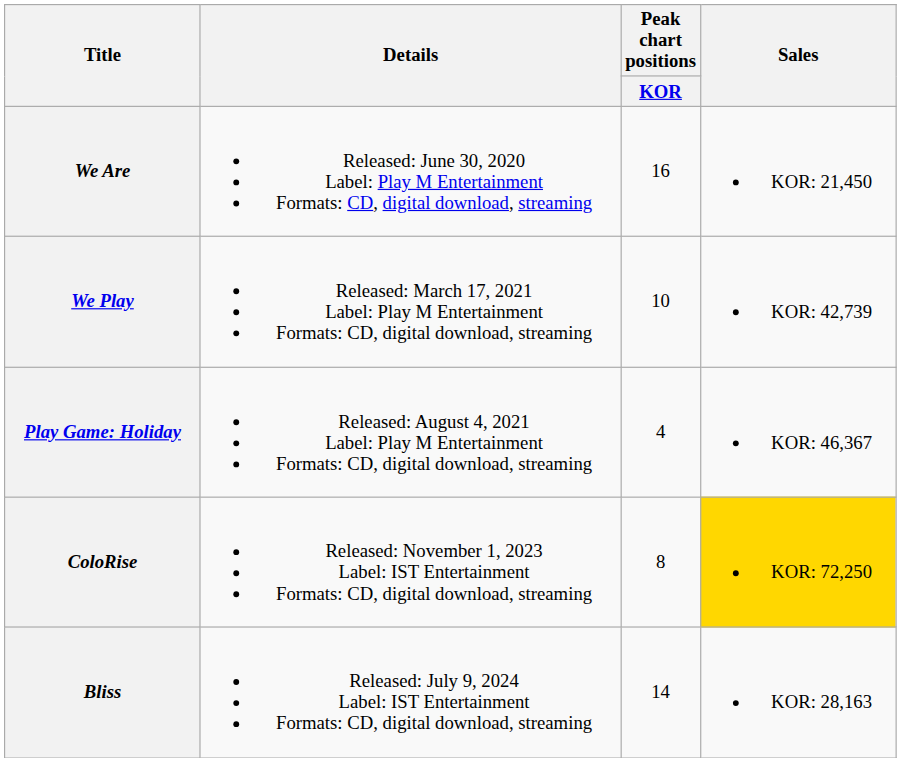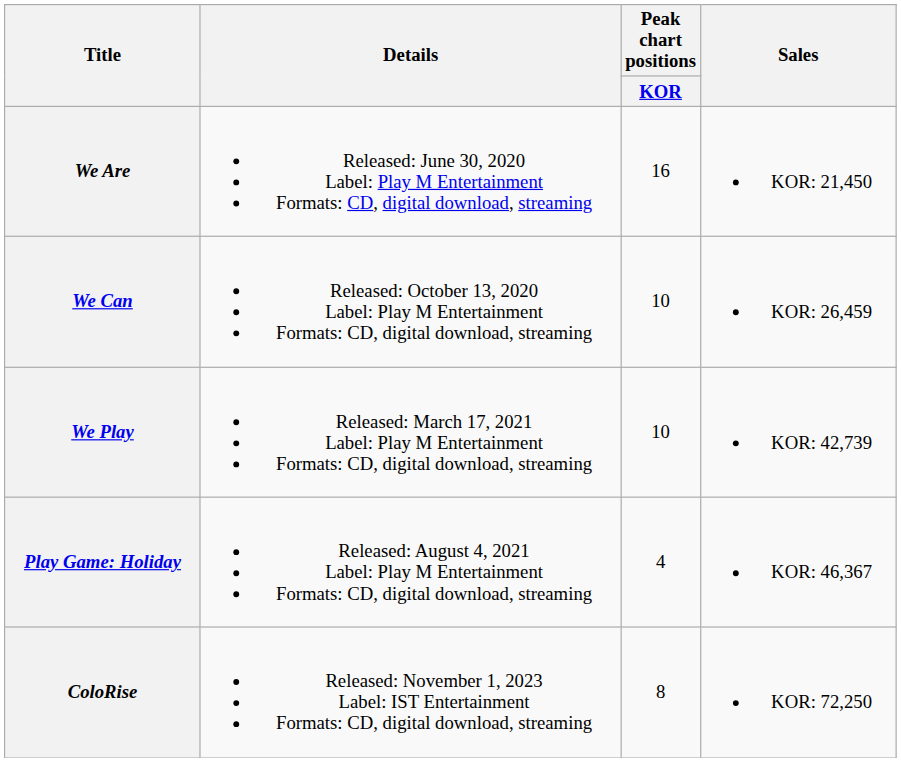+ row: (102, 301)
(798, 573) gold background -> (798, 703) no background
- row: (102, 692)
